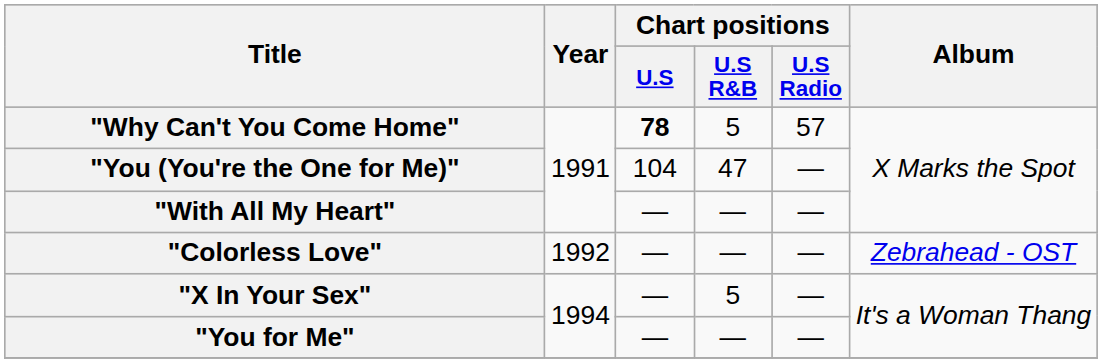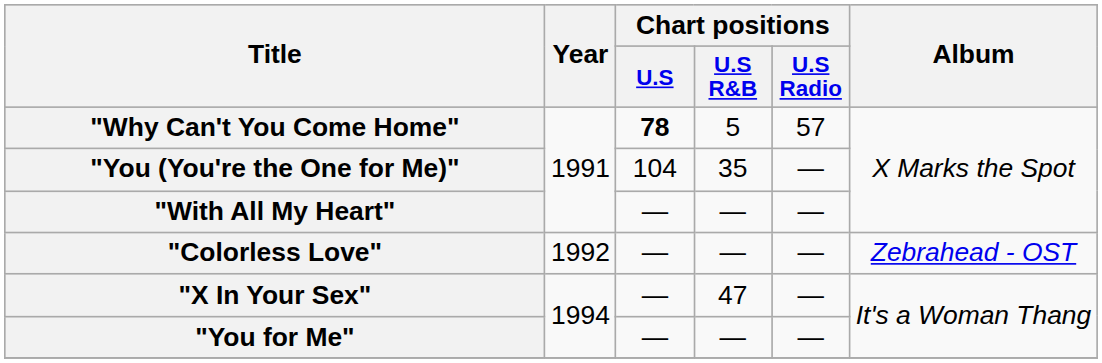(733, 169) 47 -> (733, 169) 35
(733, 294) 5 -> (733, 294) 47
